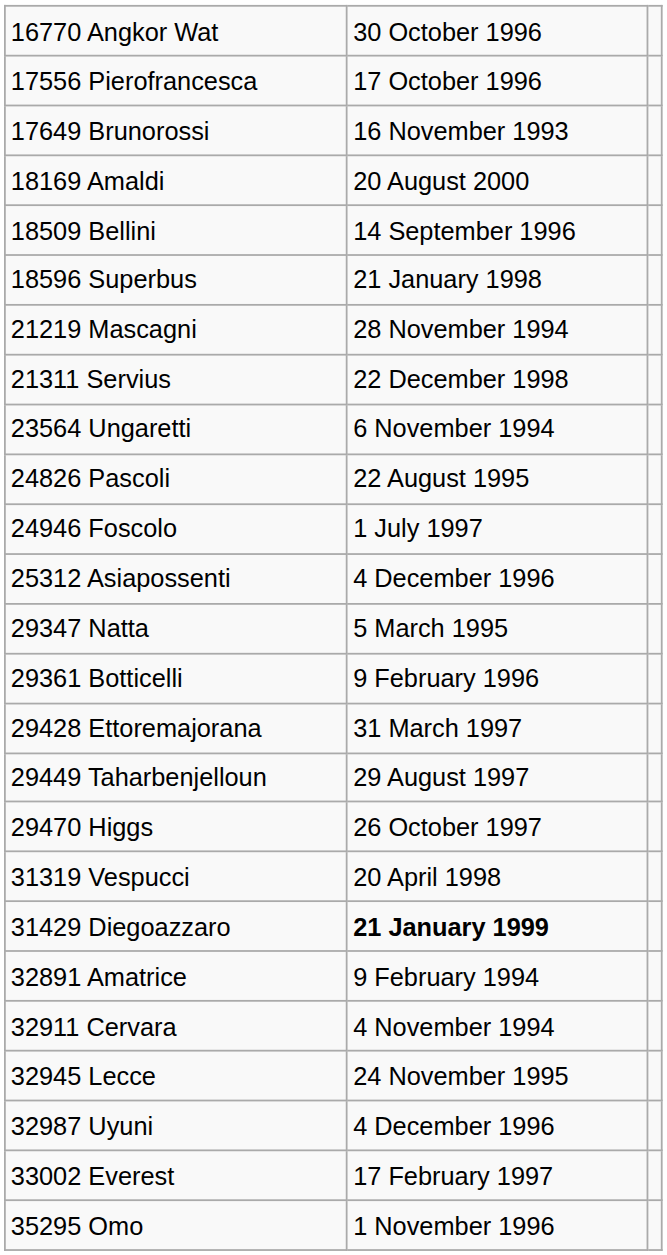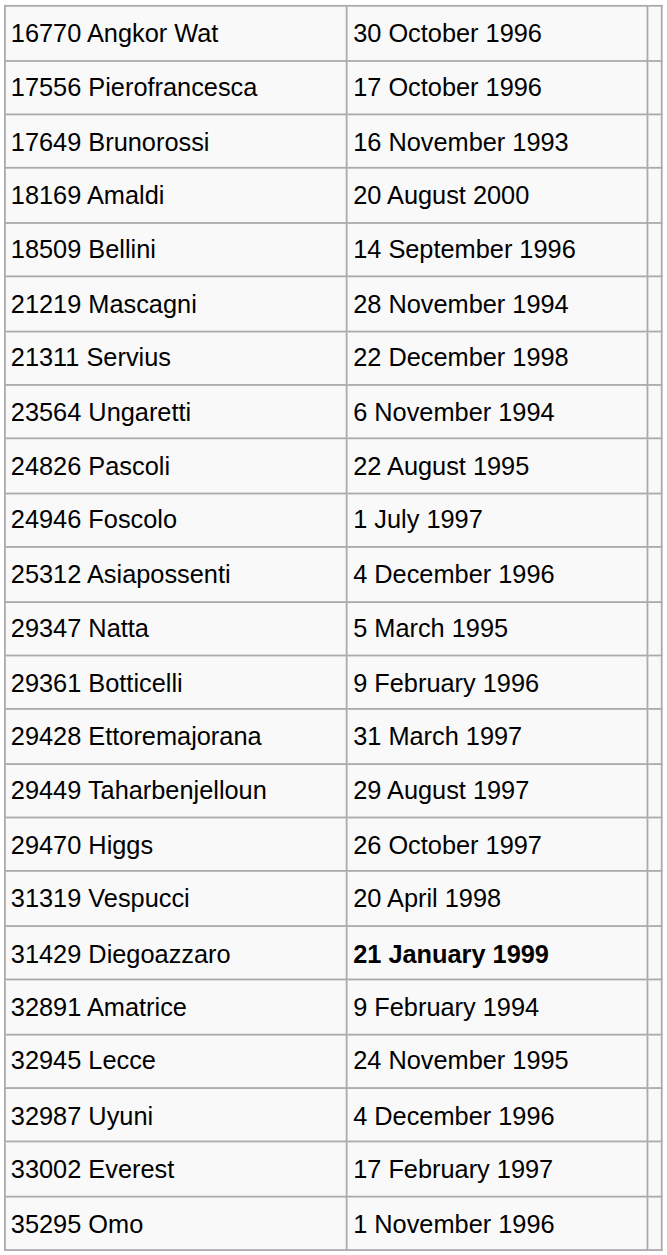- row: (104, 280)
- row: (94, 1026)
